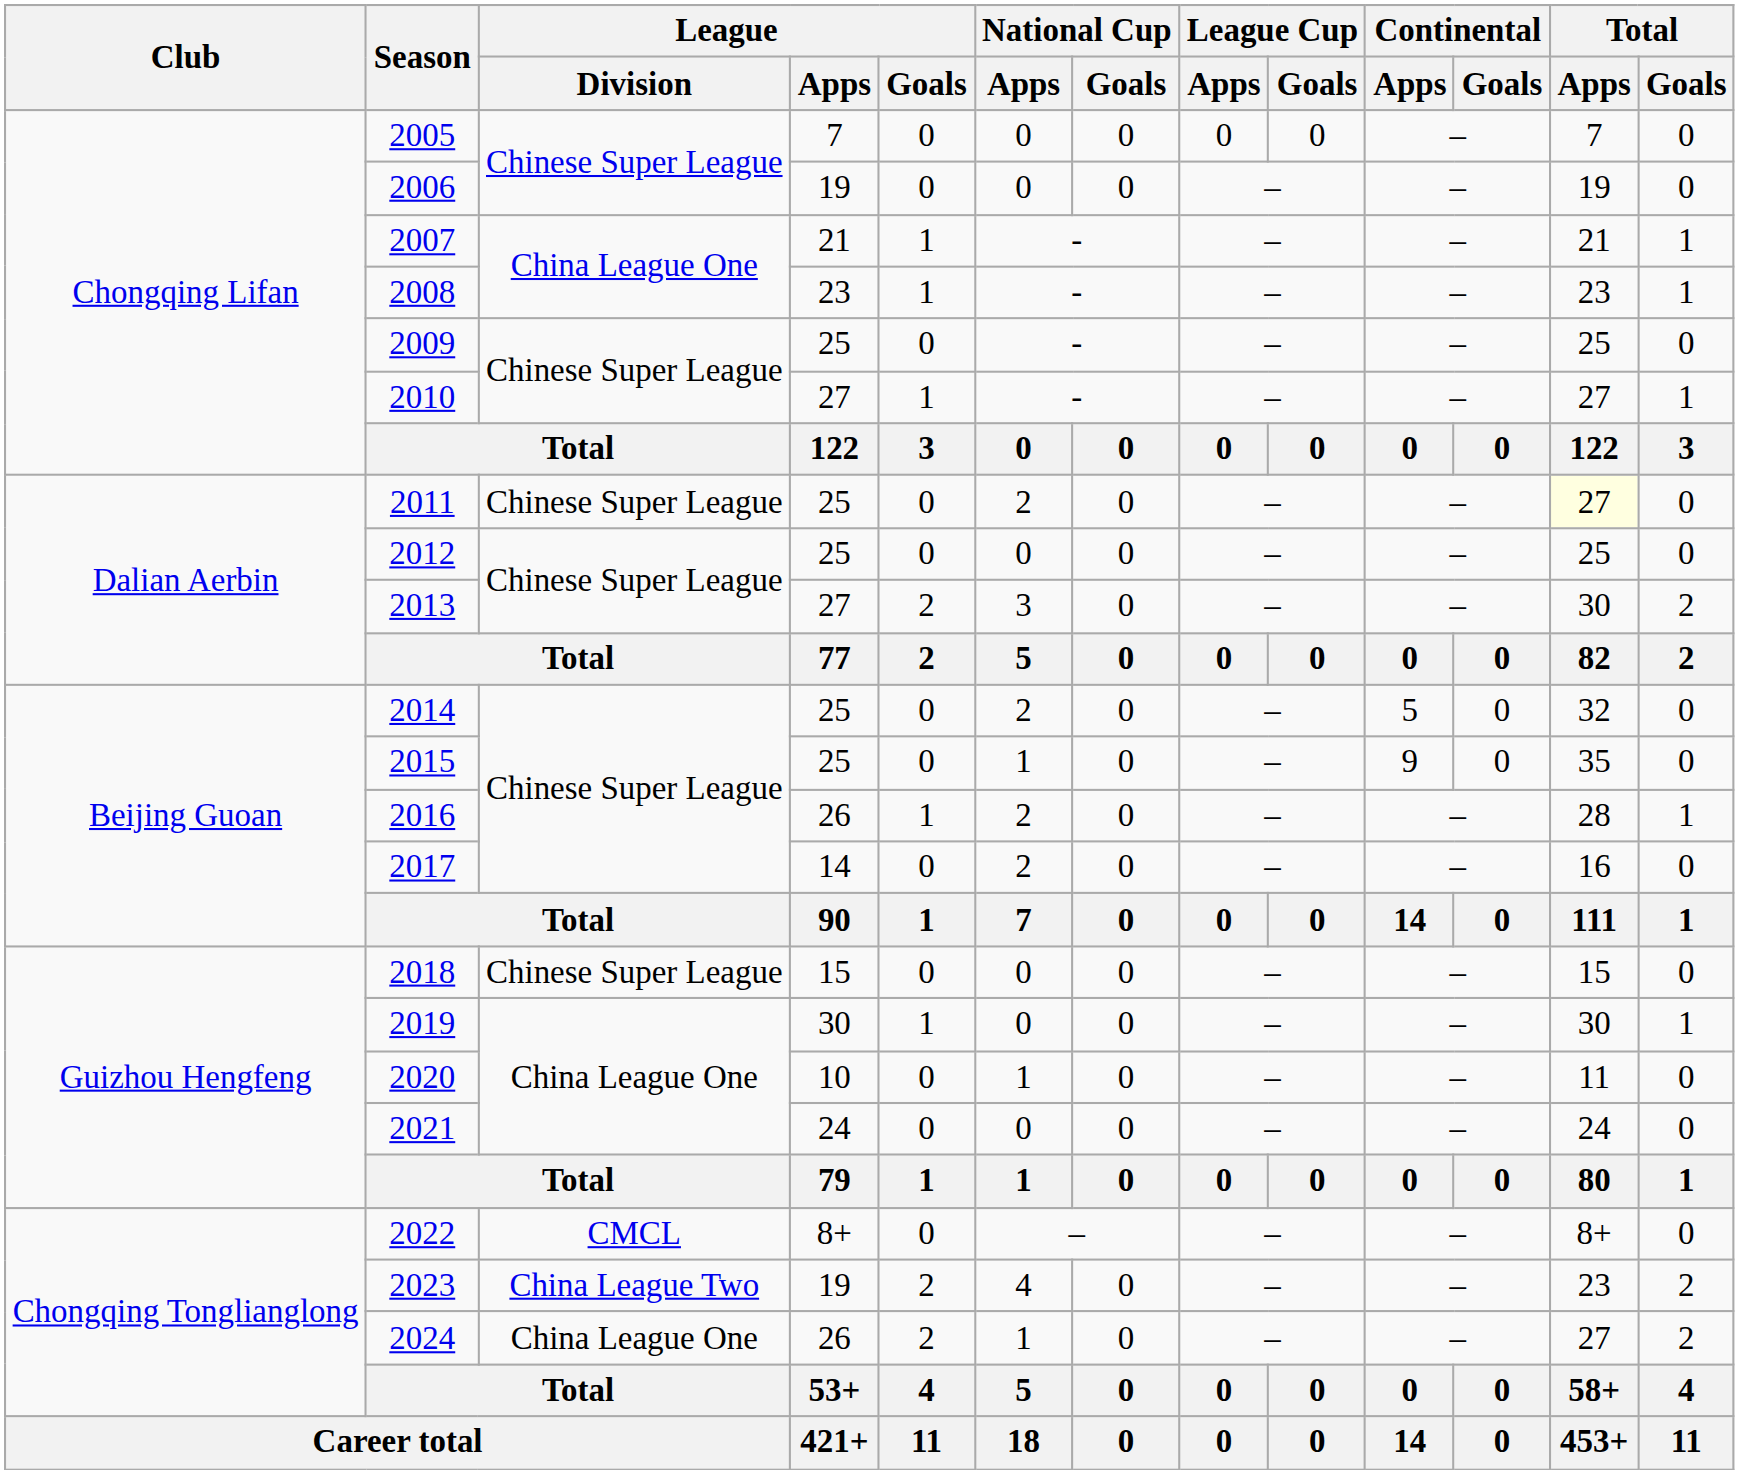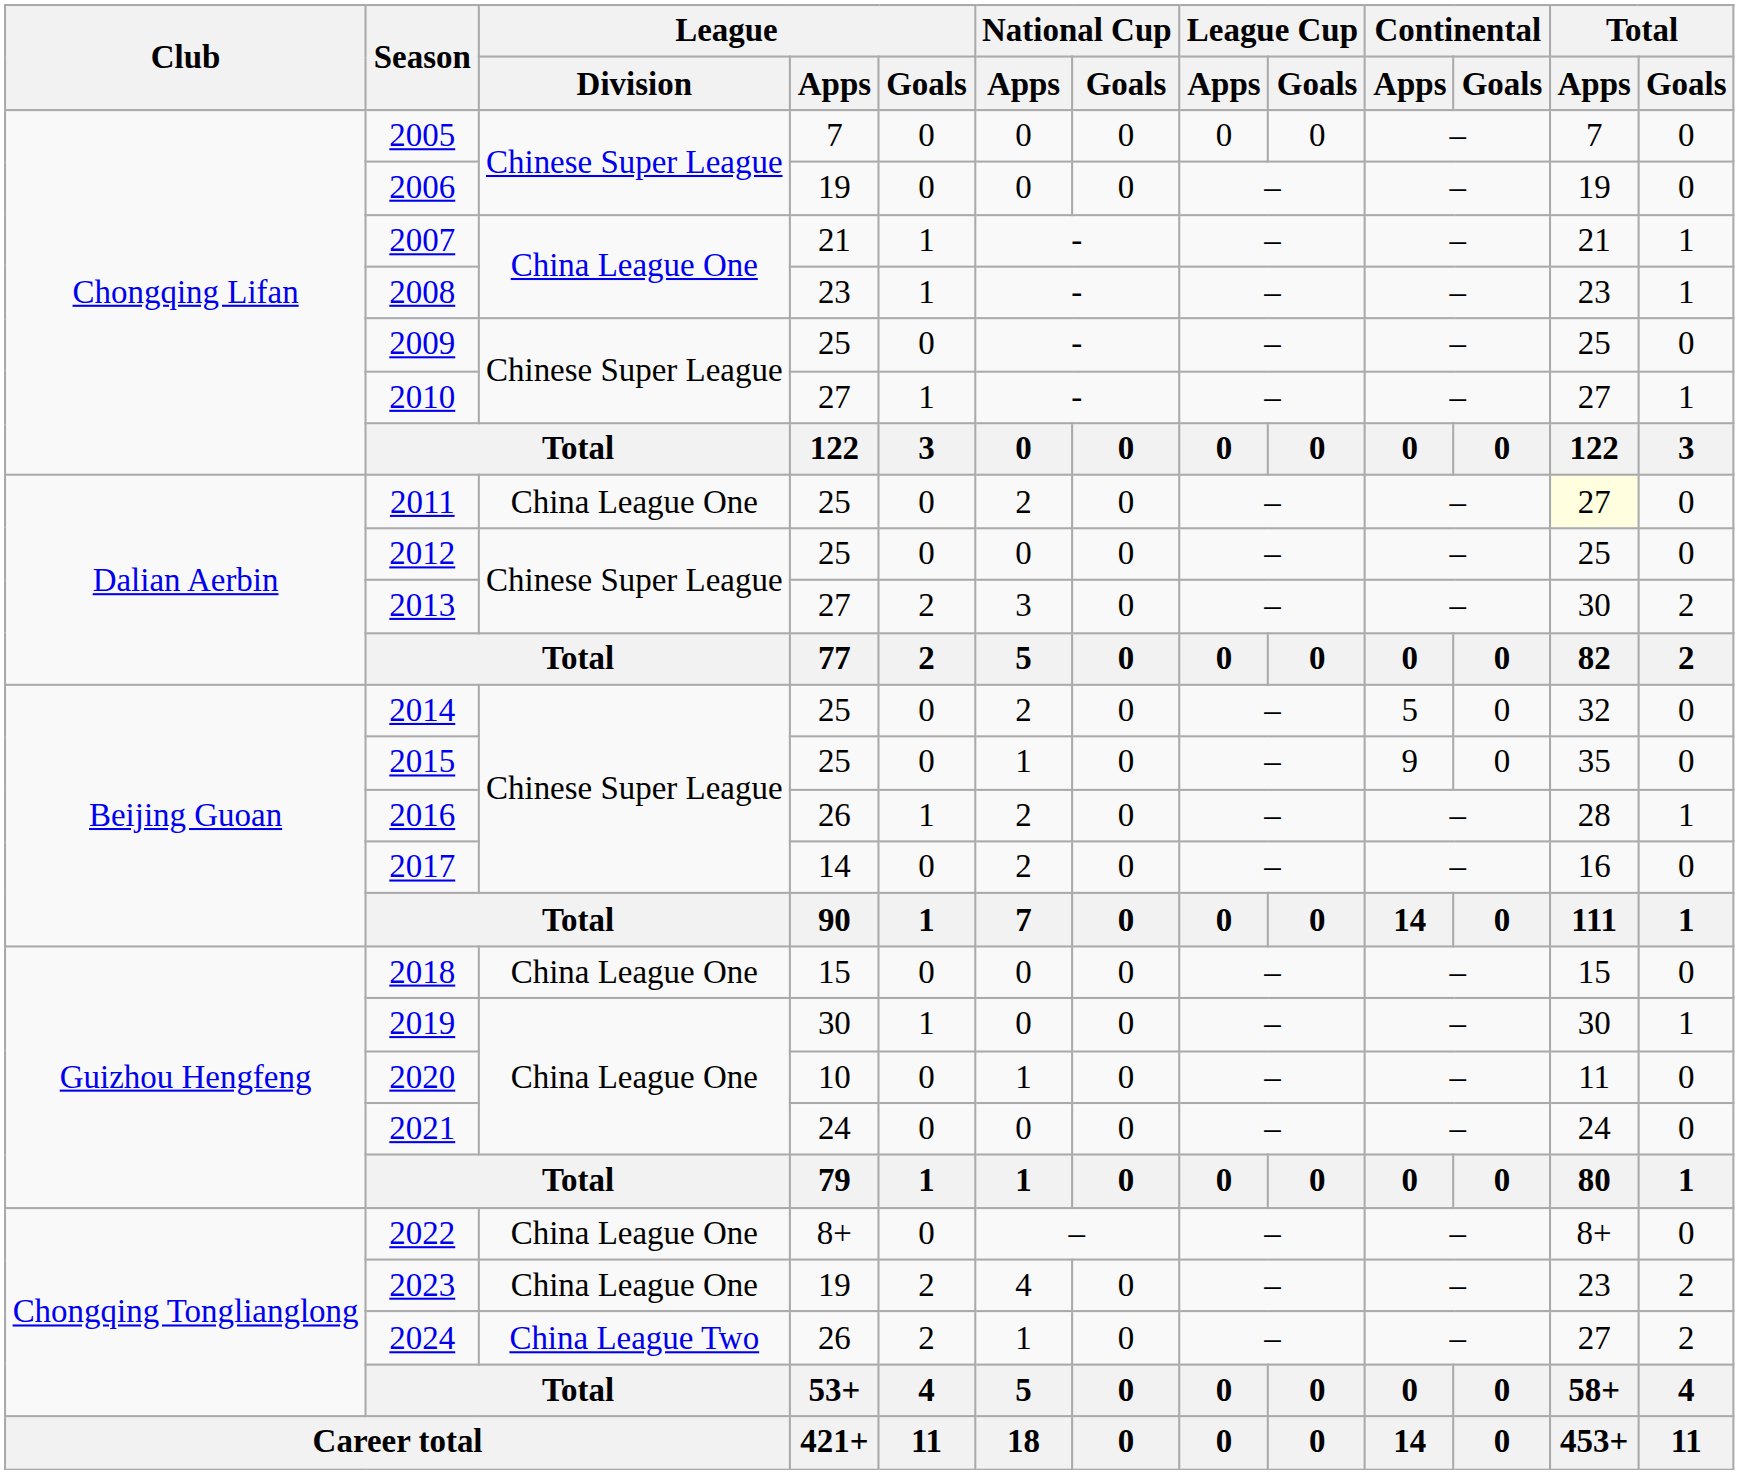(634, 501) Chinese Super League -> (634, 501) China League One
(634, 971) Chinese Super League -> (634, 971) China League One
(634, 1232) CMCL -> (634, 1232) China League One
(634, 1285) China League Two -> (634, 1285) China League One
(634, 1337) China League One -> (634, 1337) China League Two
